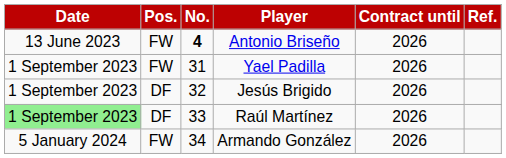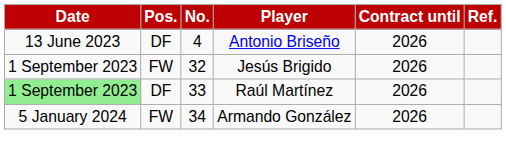(161, 41) FW -> (161, 41) DF
(197, 41) bold -> (197, 41) normal
- row: (284, 66)
(161, 91) DF -> (161, 66) FW
